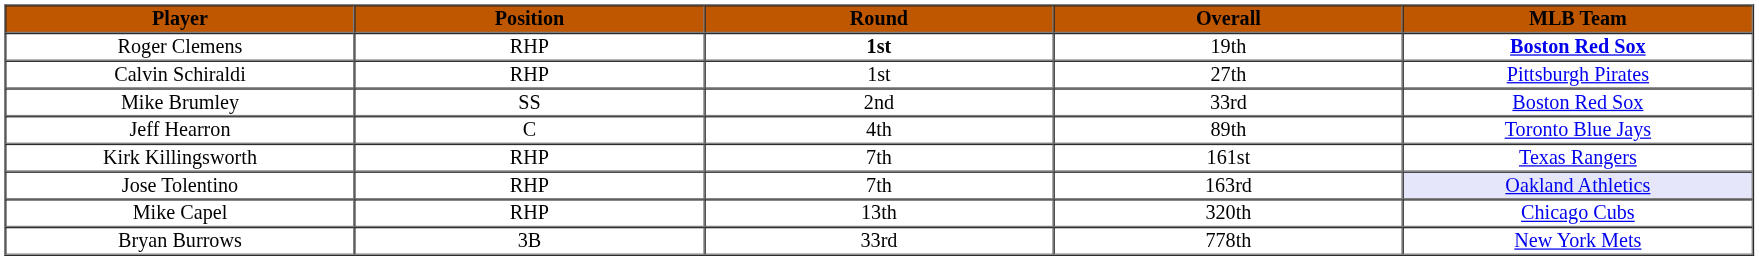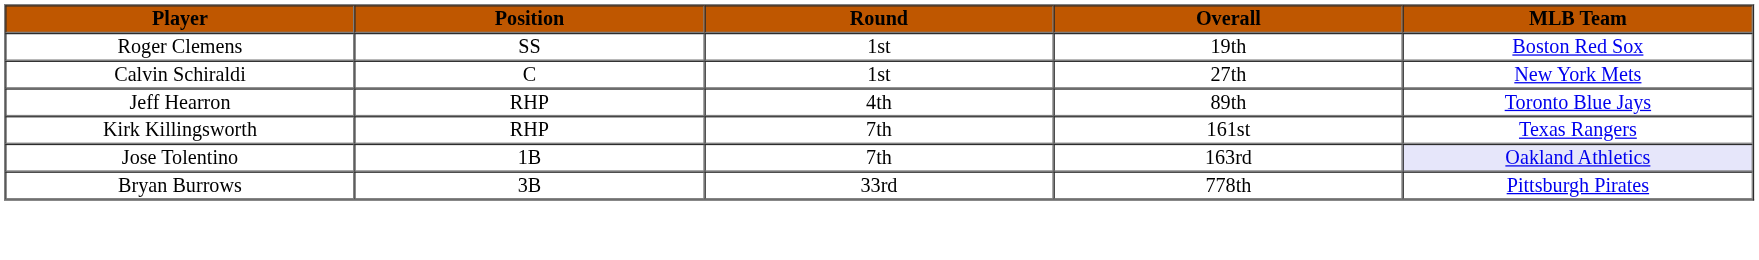(529, 46) RHP -> (529, 46) SS
(879, 46) bold -> (879, 46) normal
(1578, 46) bold -> (1578, 46) normal
(529, 74) RHP -> (529, 74) C
(1578, 74) Pittsburgh Pirates -> (1578, 74) New York Mets
- row: (180, 102)
(529, 129) C -> (529, 102) RHP
(529, 185) RHP -> (529, 157) 1B
- row: (180, 213)
(1578, 240) New York Mets -> (1578, 185) Pittsburgh Pirates
